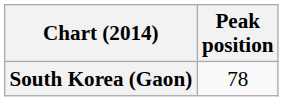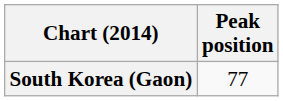(238, 78) 78 -> (238, 78) 77
